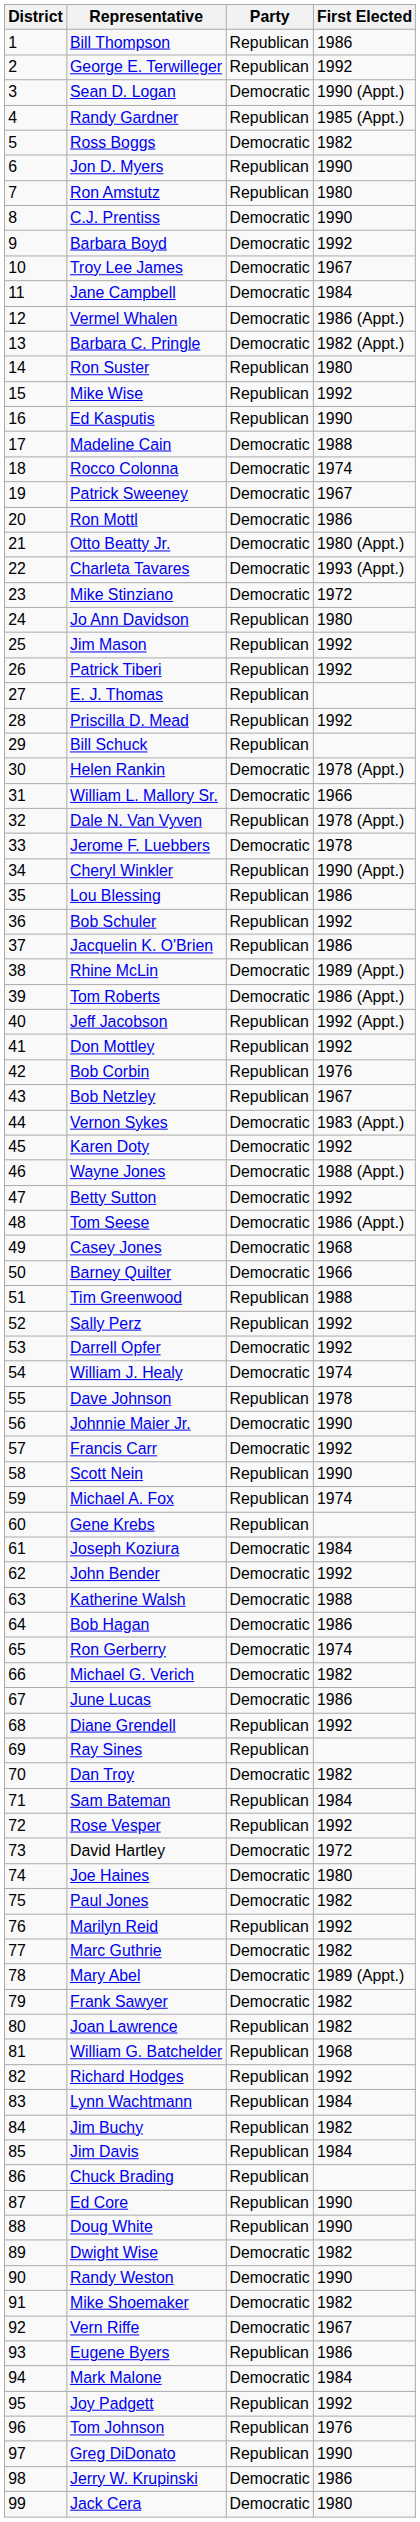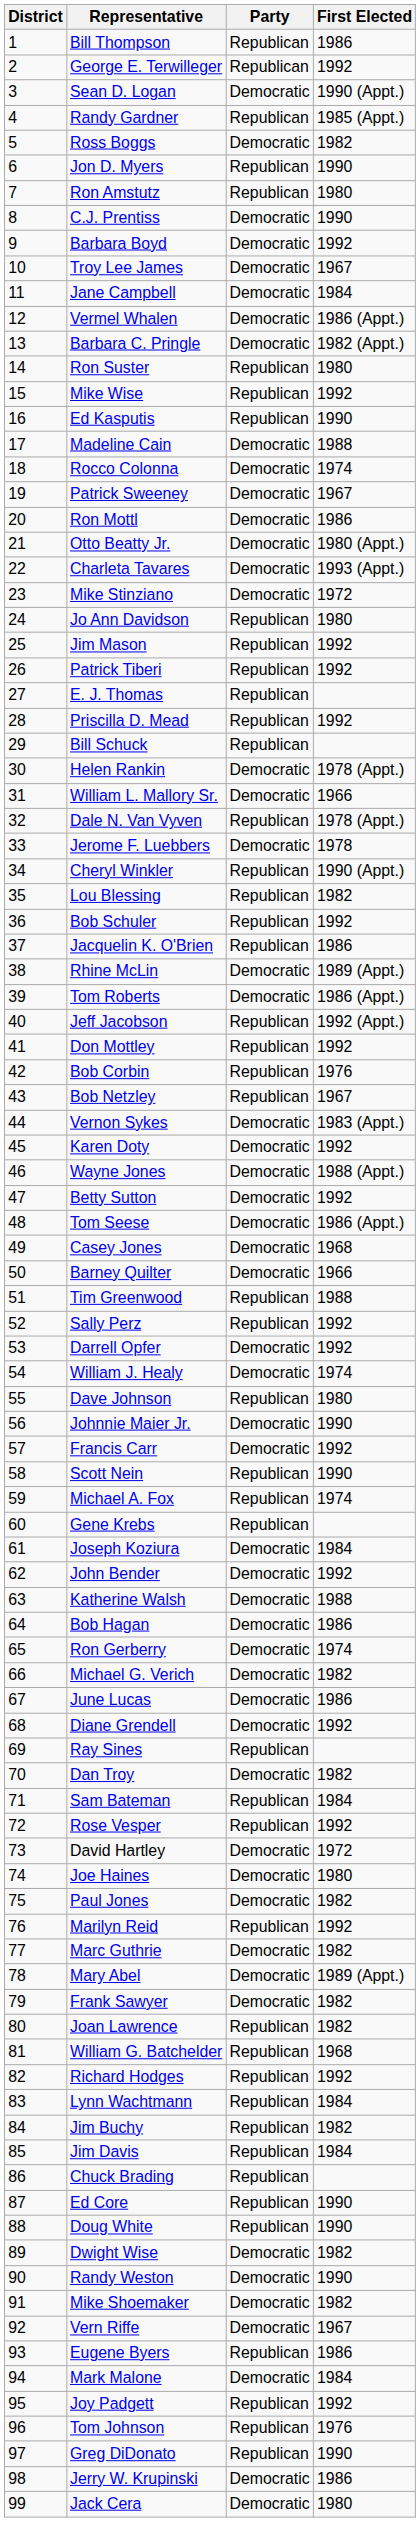(335, 896) 1986 -> (335, 896) 1982
(335, 1398) 1978 -> (335, 1398) 1980
(269, 1725) Republican -> (270, 1725) Democratic
